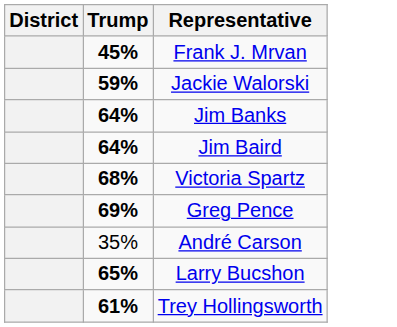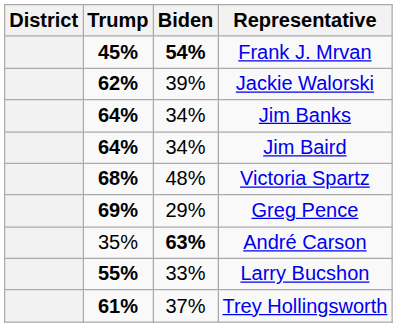+ column: (185, 20)
(118, 83) 59% -> (118, 83) 62%
(118, 274) 65% -> (118, 274) 55%
